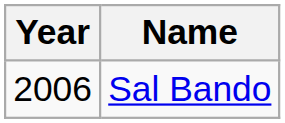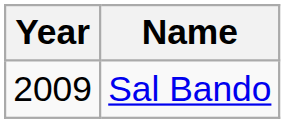(53, 88) 2006 -> (53, 88) 2009
